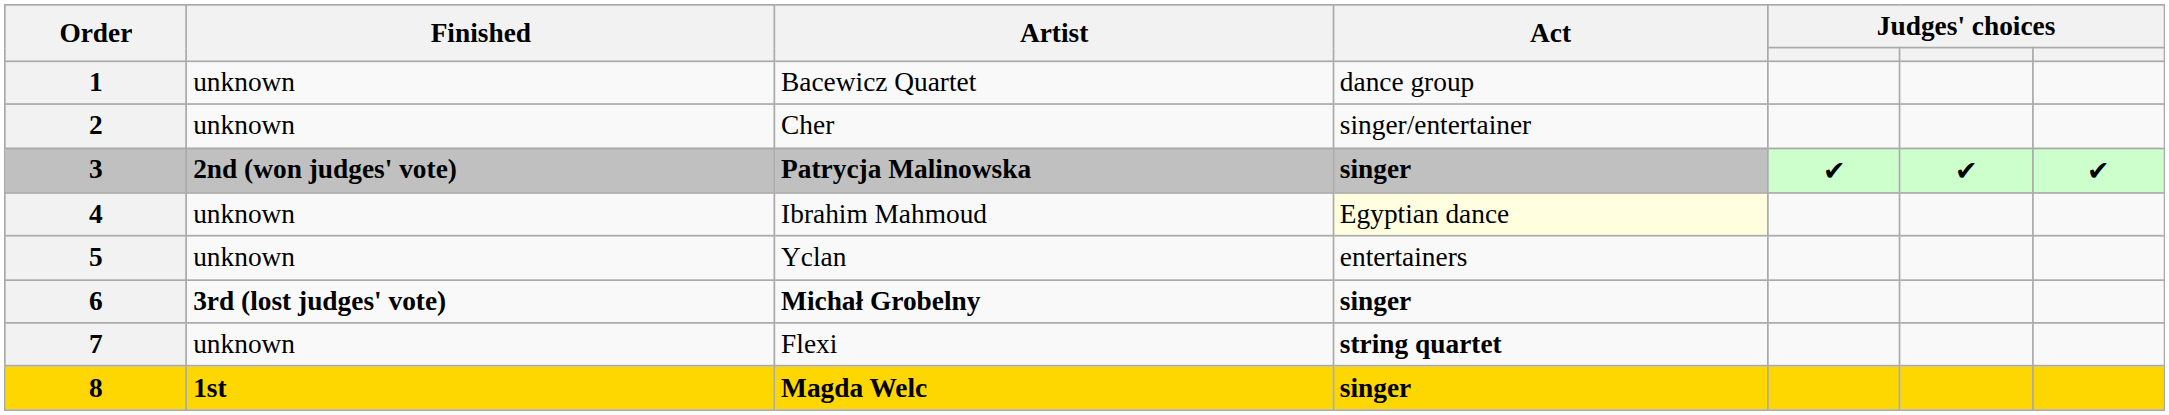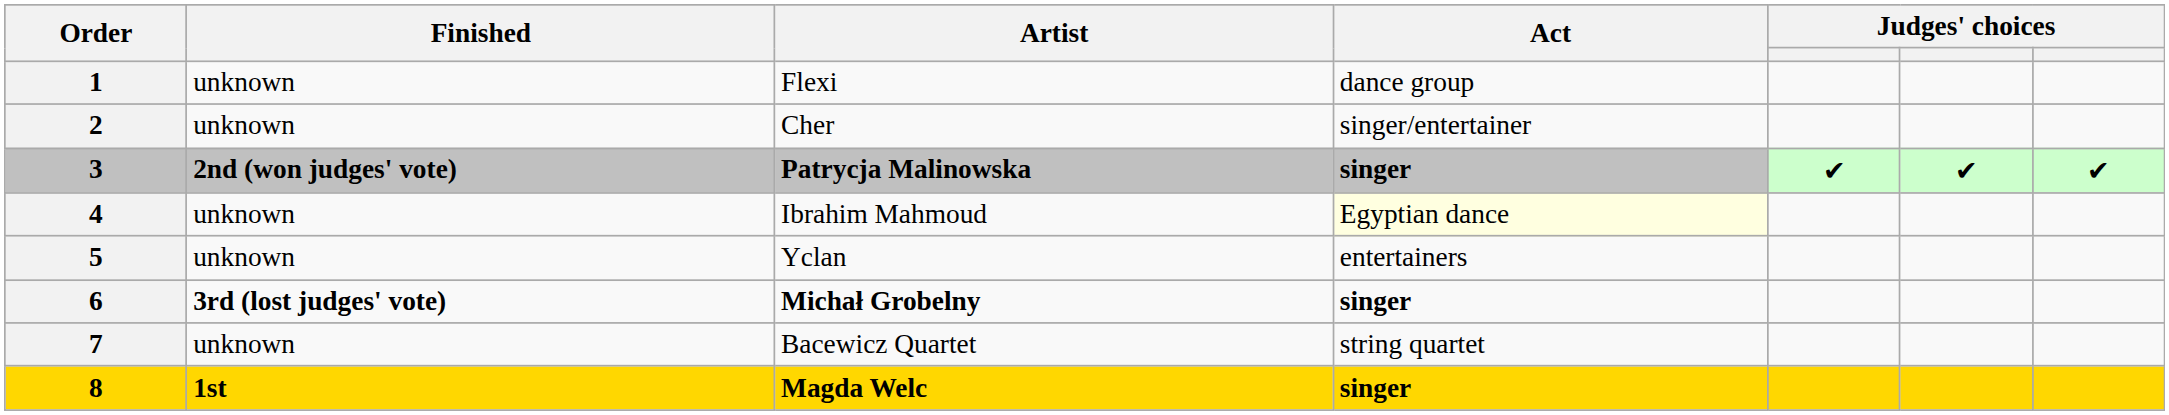(879, 82) Bacewicz Quartet -> (809, 82) Flexi
(809, 344) Flexi -> (879, 344) Bacewicz Quartet
(1421, 344) bold -> (1412, 344) normal
